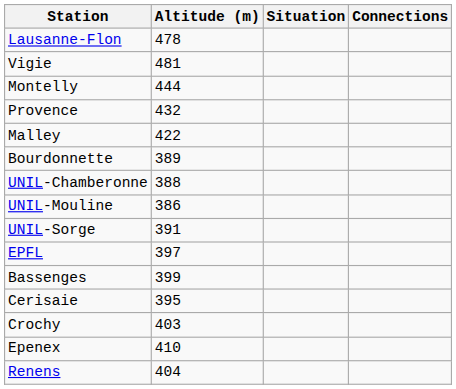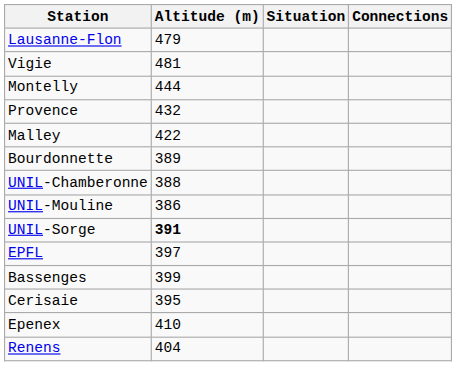(168, 40) 478 -> (168, 40) 479
(168, 230) normal -> (168, 230) bold
- row: (34, 325)
